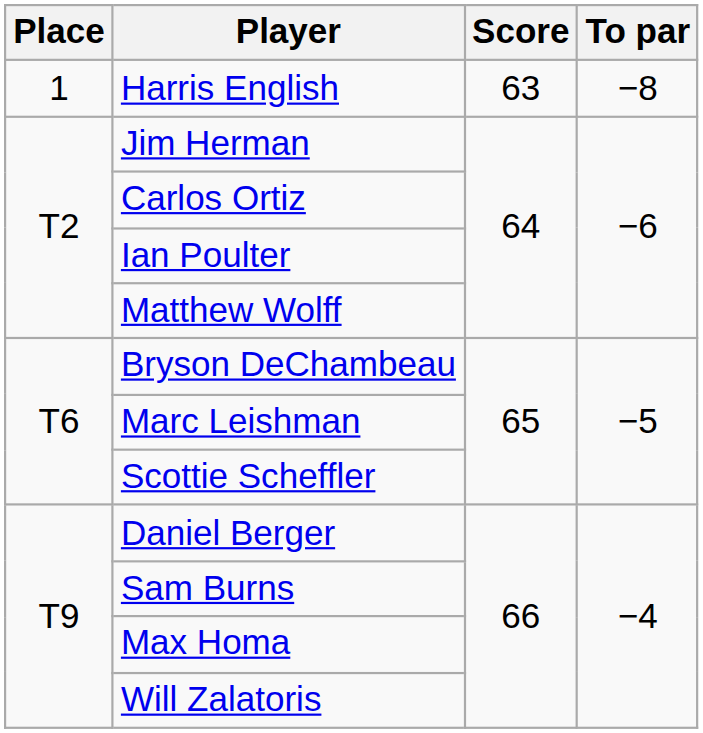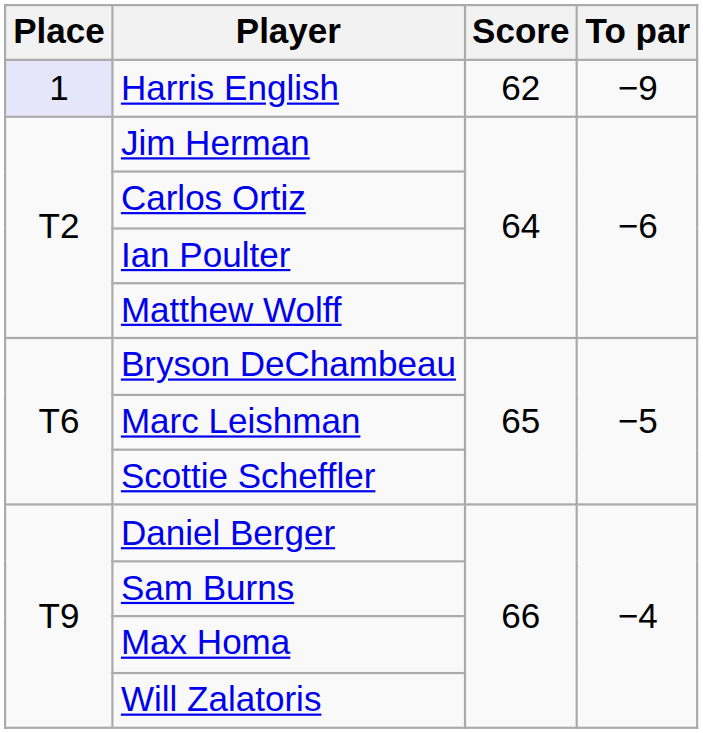(59, 87) no background -> (59, 87) lavender background
(521, 87) 63 -> (521, 87) 62
(638, 87) −8 -> (638, 87) −9
